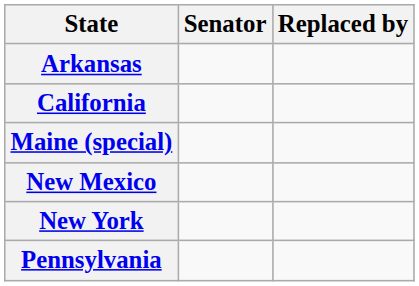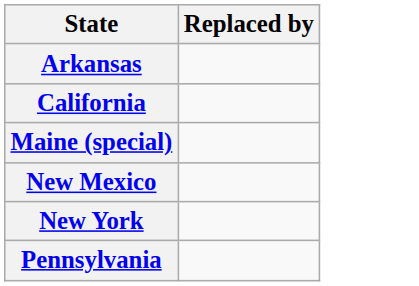- column: (225, 24)
